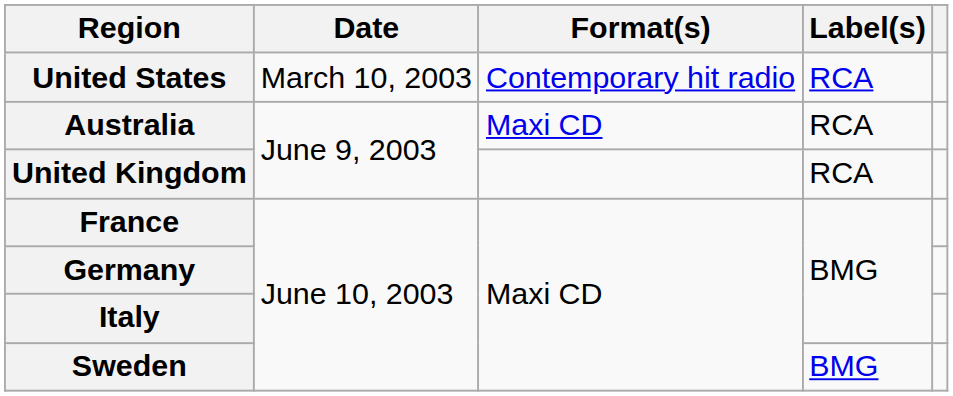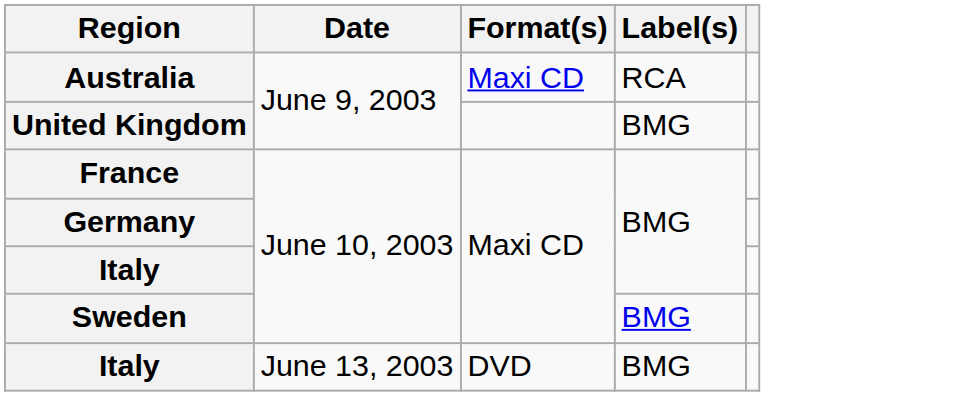- row: (129, 76)
(841, 173) RCA -> (656, 125) BMG
+ row: (129, 366)
